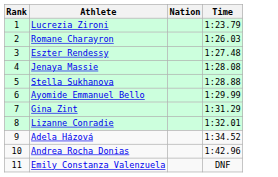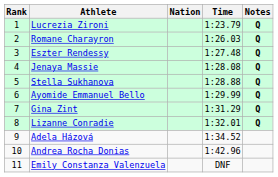+ column: (258, 11)
